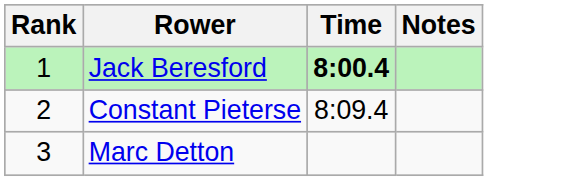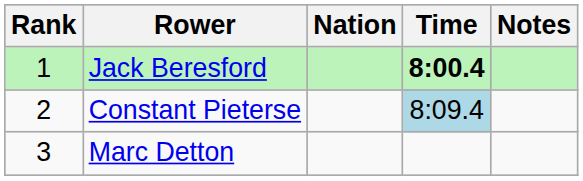+ column: (355, 25)
(351, 110) no background -> (447, 110) lightblue background
